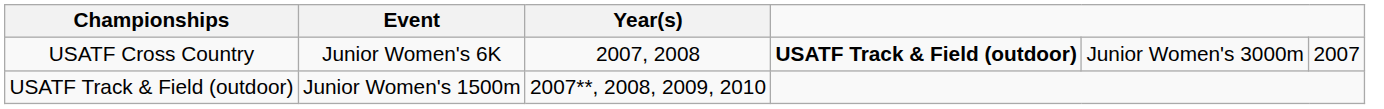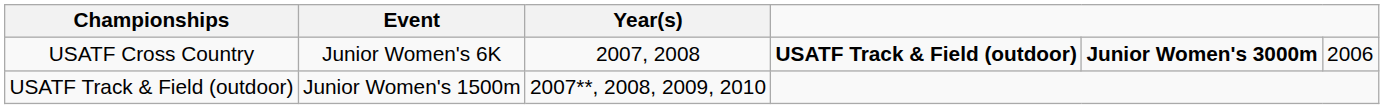(1195, 53) normal -> (1202, 53) bold
(1337, 53) 2007 -> (1350, 53) 2006
